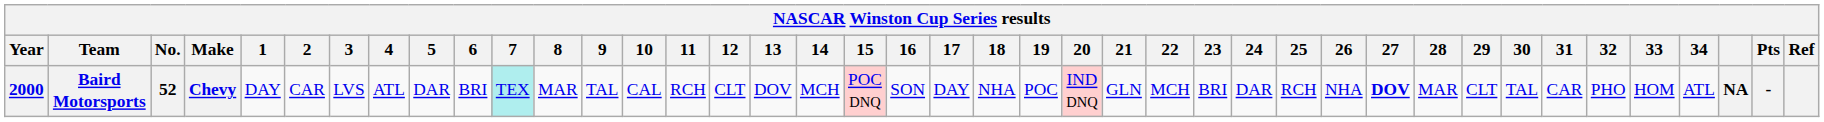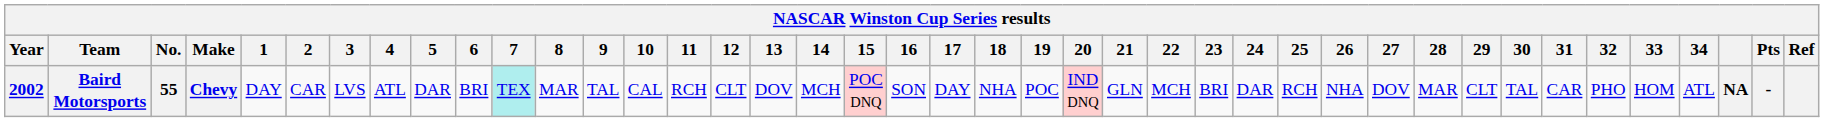(26, 90) 2000 -> (26, 90) 2002
(168, 90) 52 -> (169, 90) 55
(1390, 90) bold -> (1391, 90) normal
